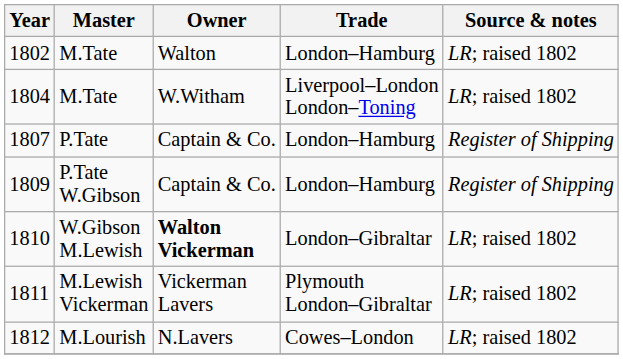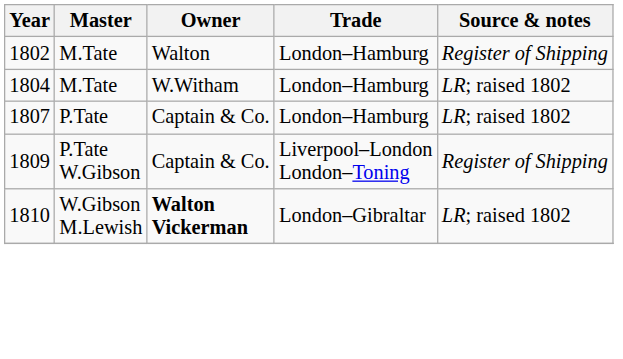(512, 52) LR; raised 1802 -> (525, 52) Register of Shipping
(362, 96) Liverpool–London London–Toning -> (354, 85) London–Hamburg
(531, 140) Register of Shipping -> (506, 117) LR; raised 1802
(360, 183) London–Hamburg -> (356, 160) Liverpool–London London–Toning
- row: (29, 293)
- row: (30, 337)
